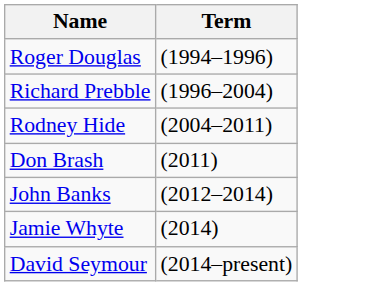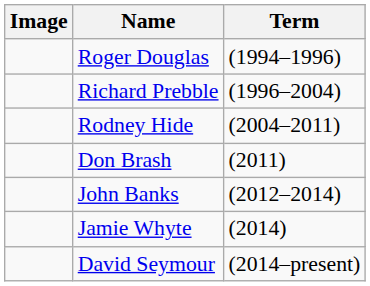+ column: (39, 21)
